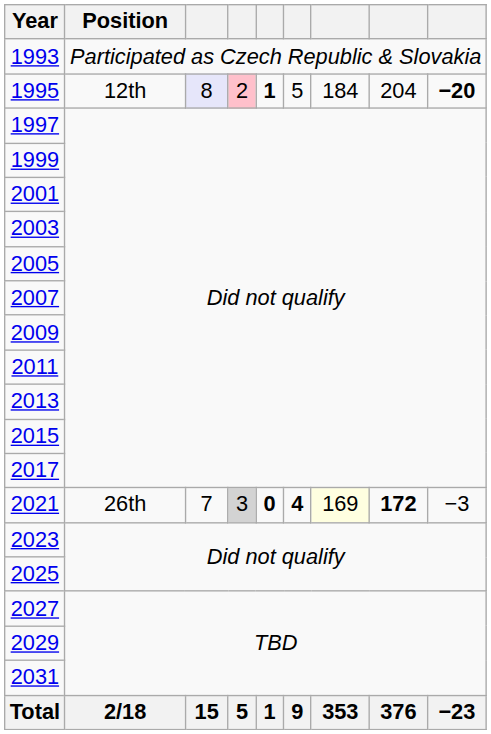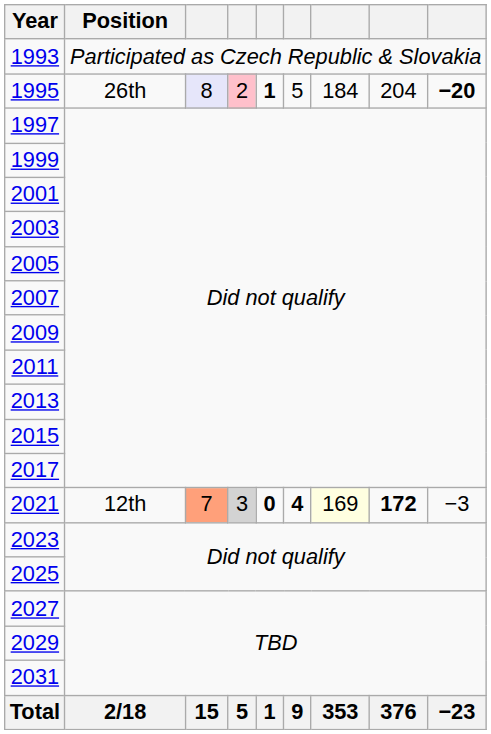(125, 90) 12th -> (125, 90) 26th
(125, 504) 26th -> (125, 504) 12th
(207, 504) no background -> (207, 504) lightsalmon background
